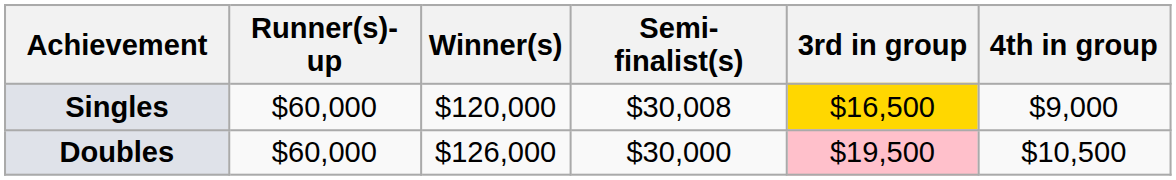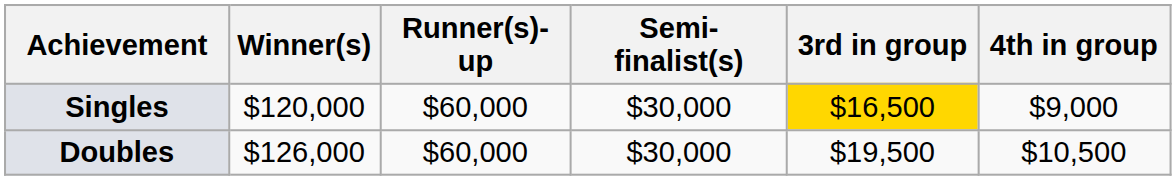columns swapped: (496, 45) <-> (324, 45)
(679, 107) $30,008 -> (679, 107) $30,000
(882, 153) pink background -> (882, 153) no background
